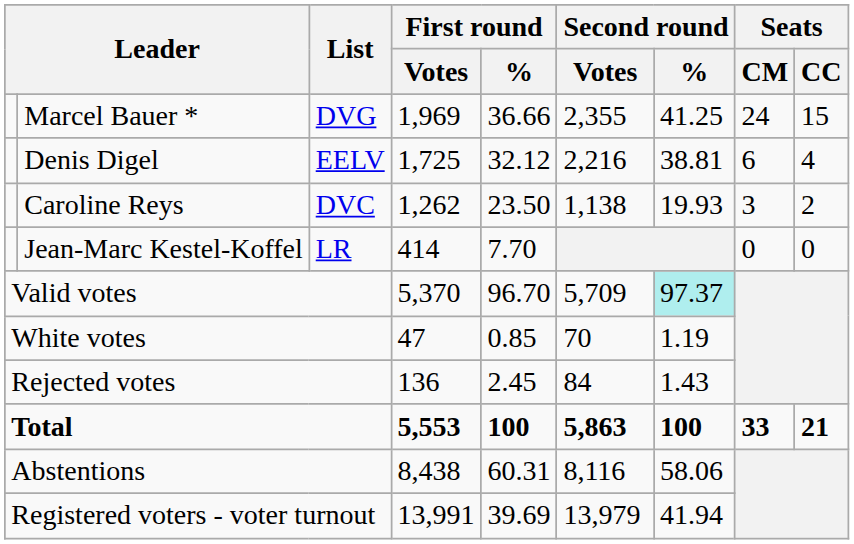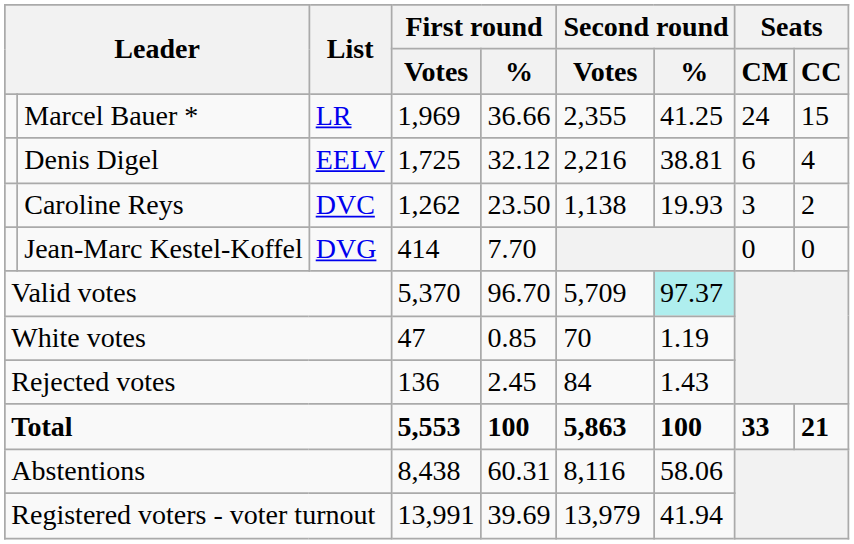(346, 115) DVG -> (334, 115) LR
(334, 248) LR -> (346, 248) DVG
